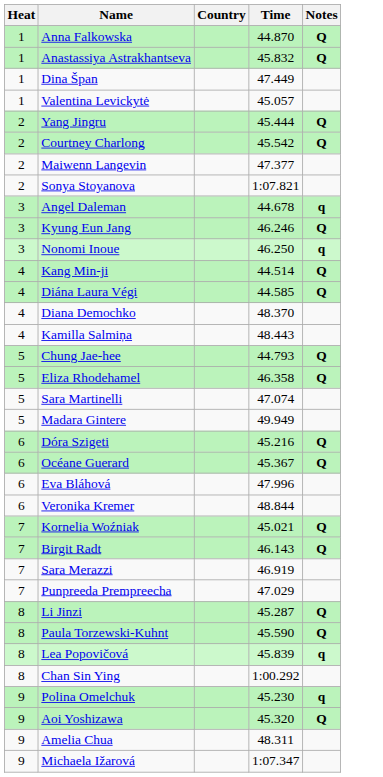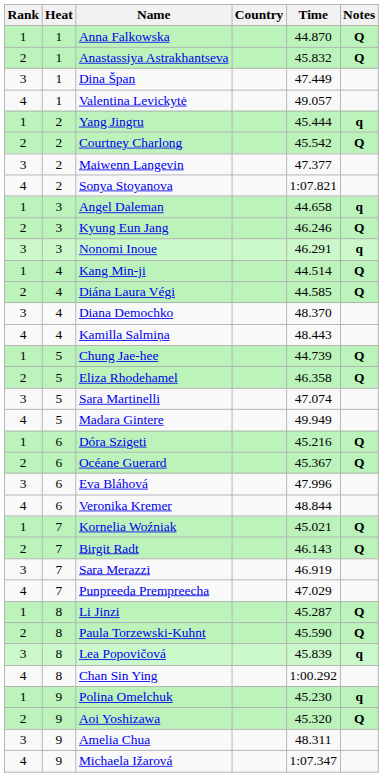+ column: (23, 15)
(276, 100) 45.057 -> (313, 100) 49.057
(322, 121) Q -> (359, 121) q
(276, 206) 44.678 -> (313, 206) 44.658
(276, 249) 46.250 -> (313, 249) 46.291
(276, 356) 44.793 -> (313, 356) 44.739
